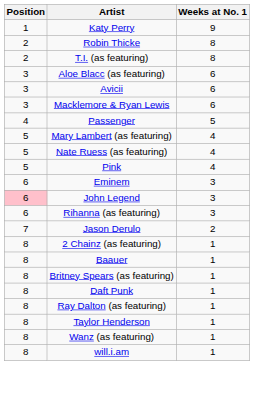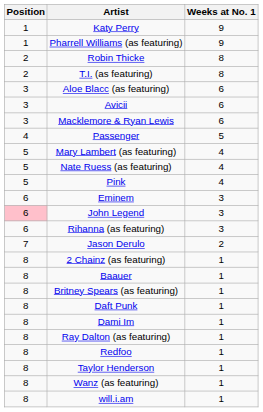+ row: (116, 43)
+ row: (116, 321)
+ row: (116, 352)
